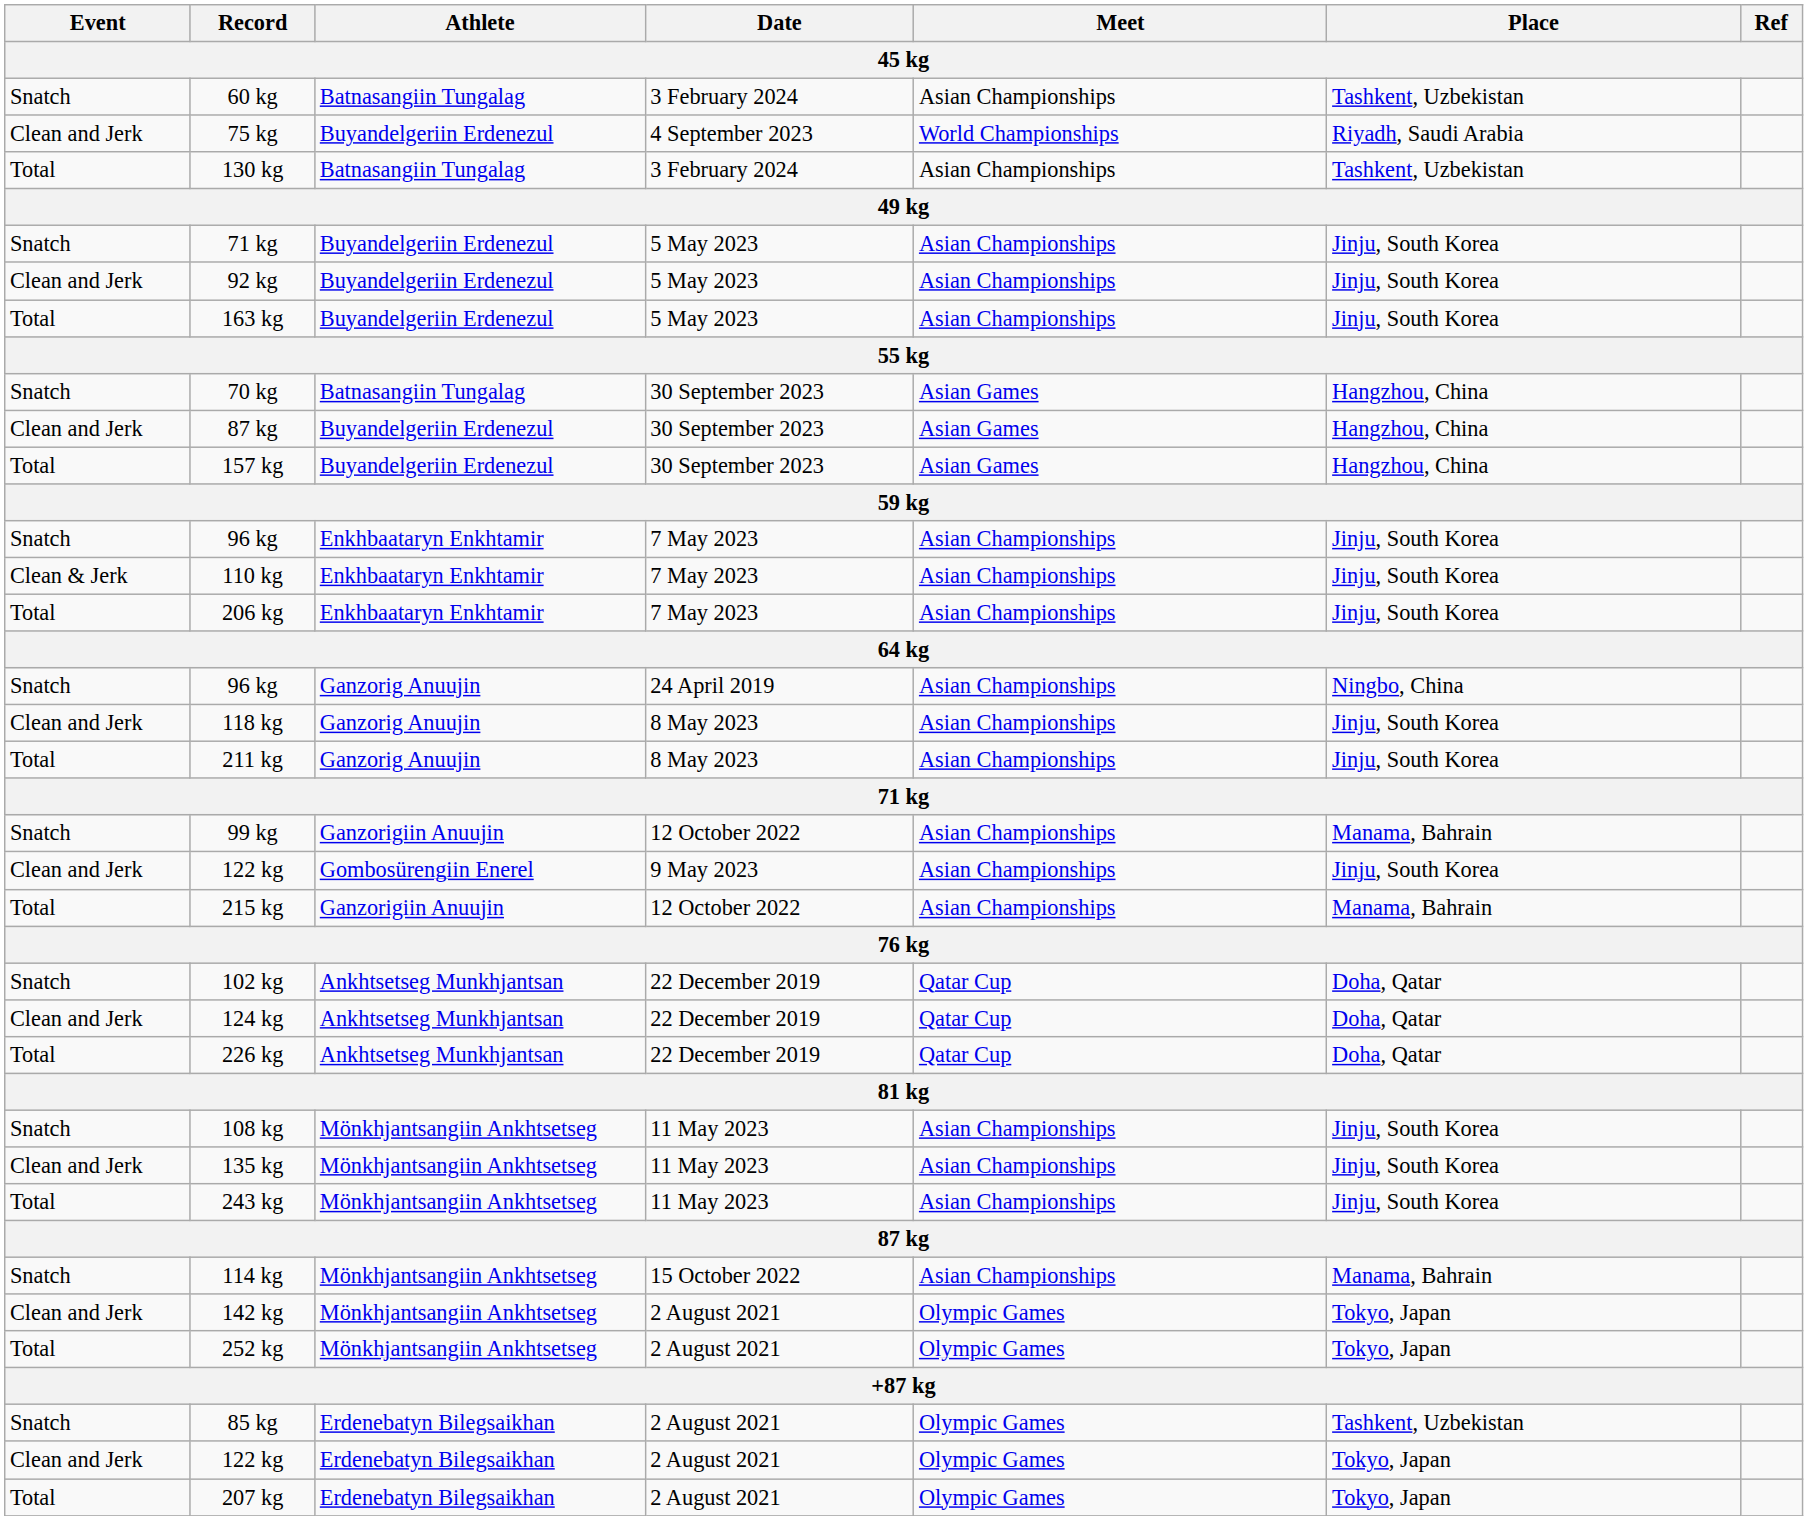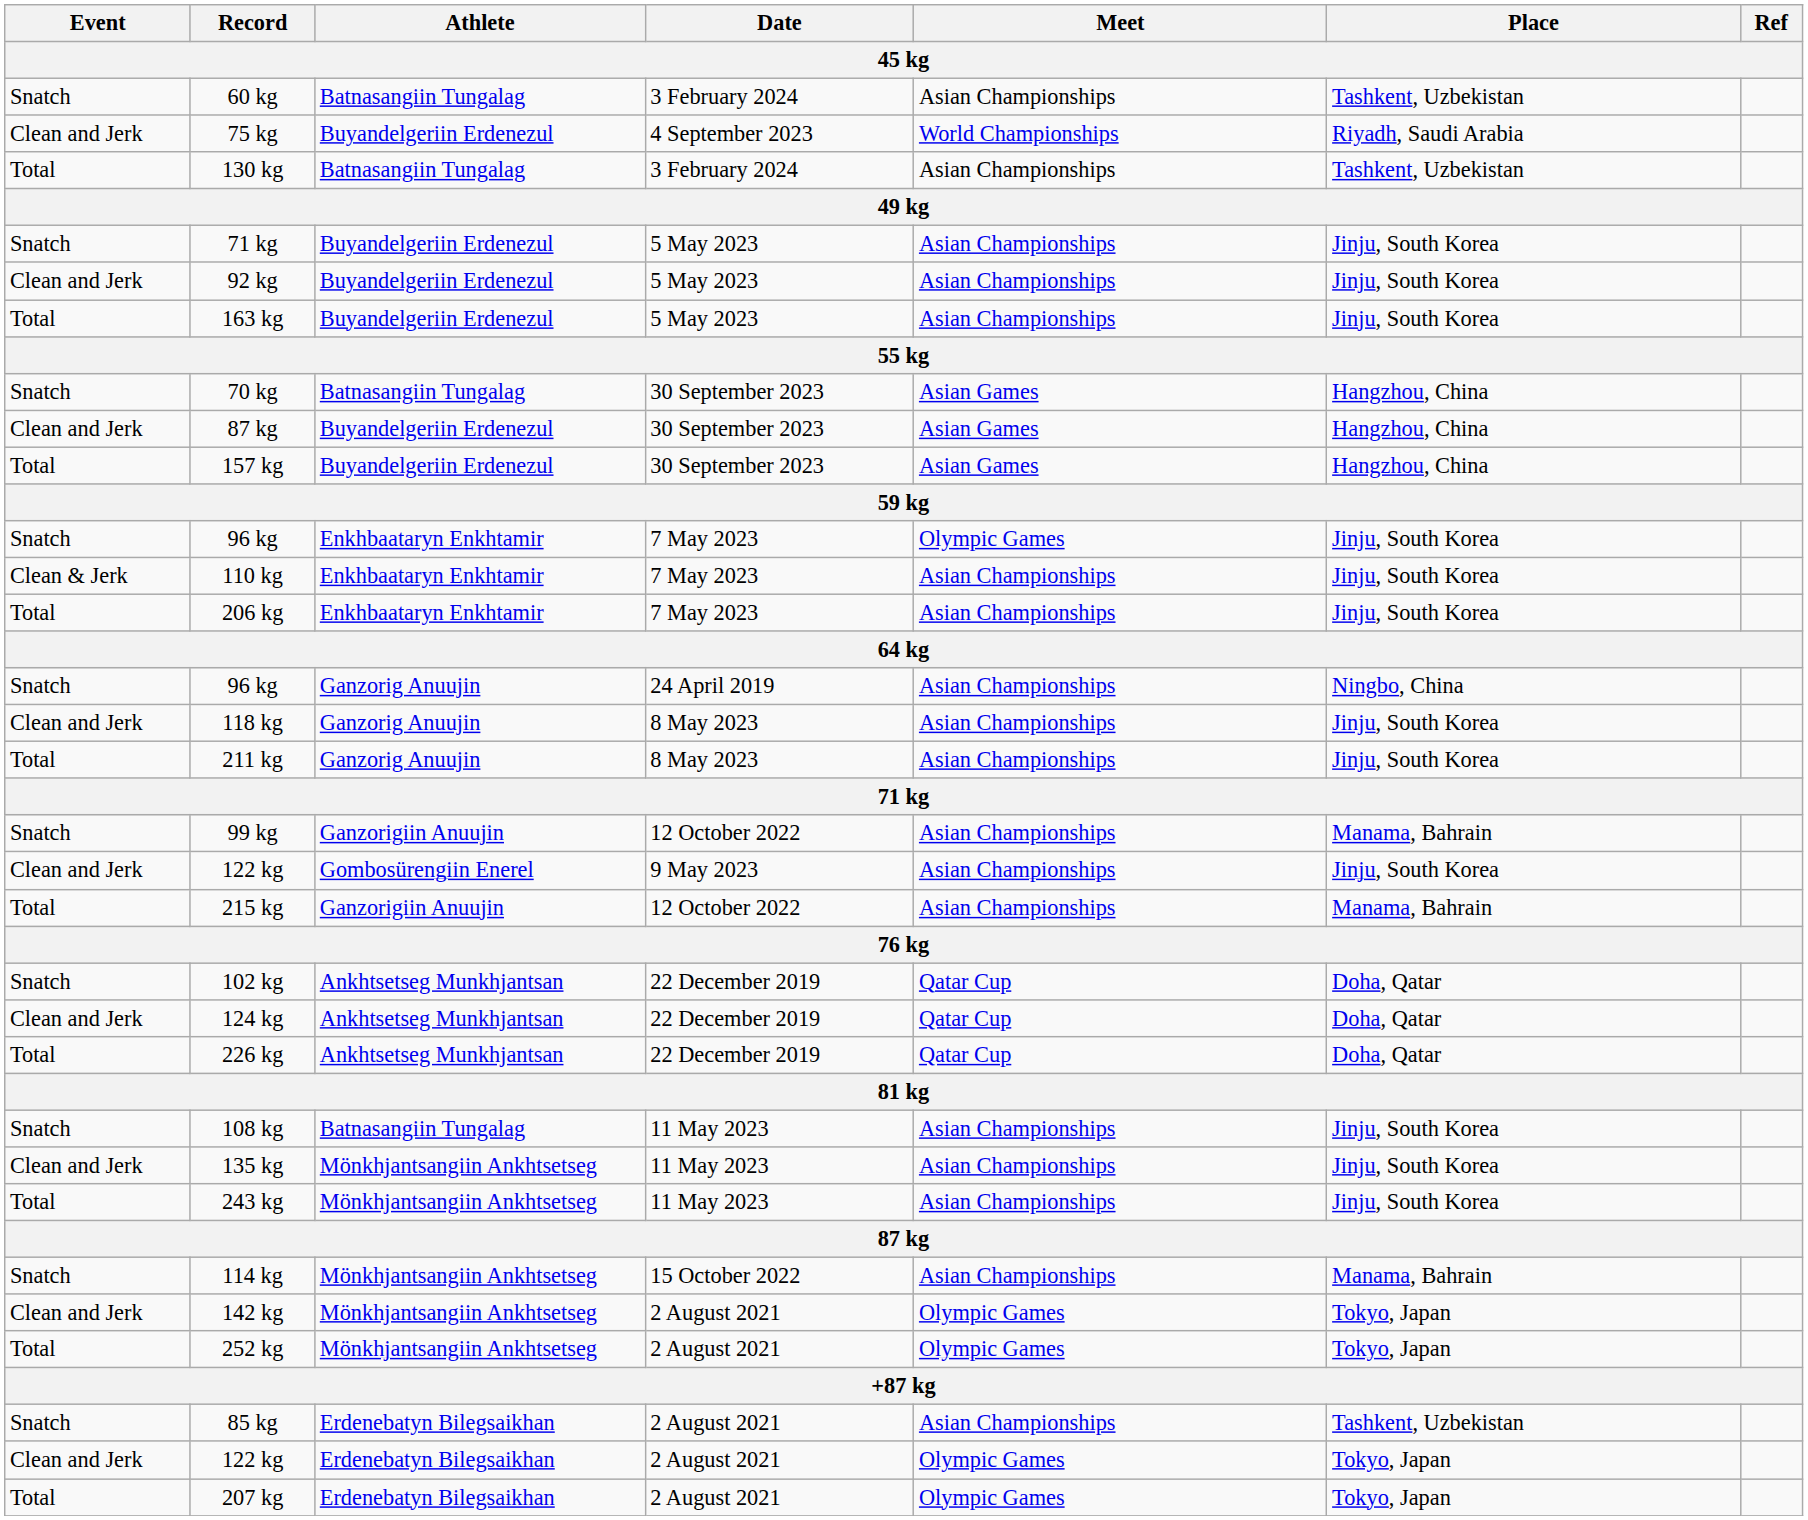(1017, 538) Asian Championships -> (992, 538) Olympic Games
(458, 1128) Mönkhjantsangiin Ankhtsetseg -> (422, 1128) Batnasangiin Tungalag
(992, 1423) Olympic Games -> (1017, 1423) Asian Championships
